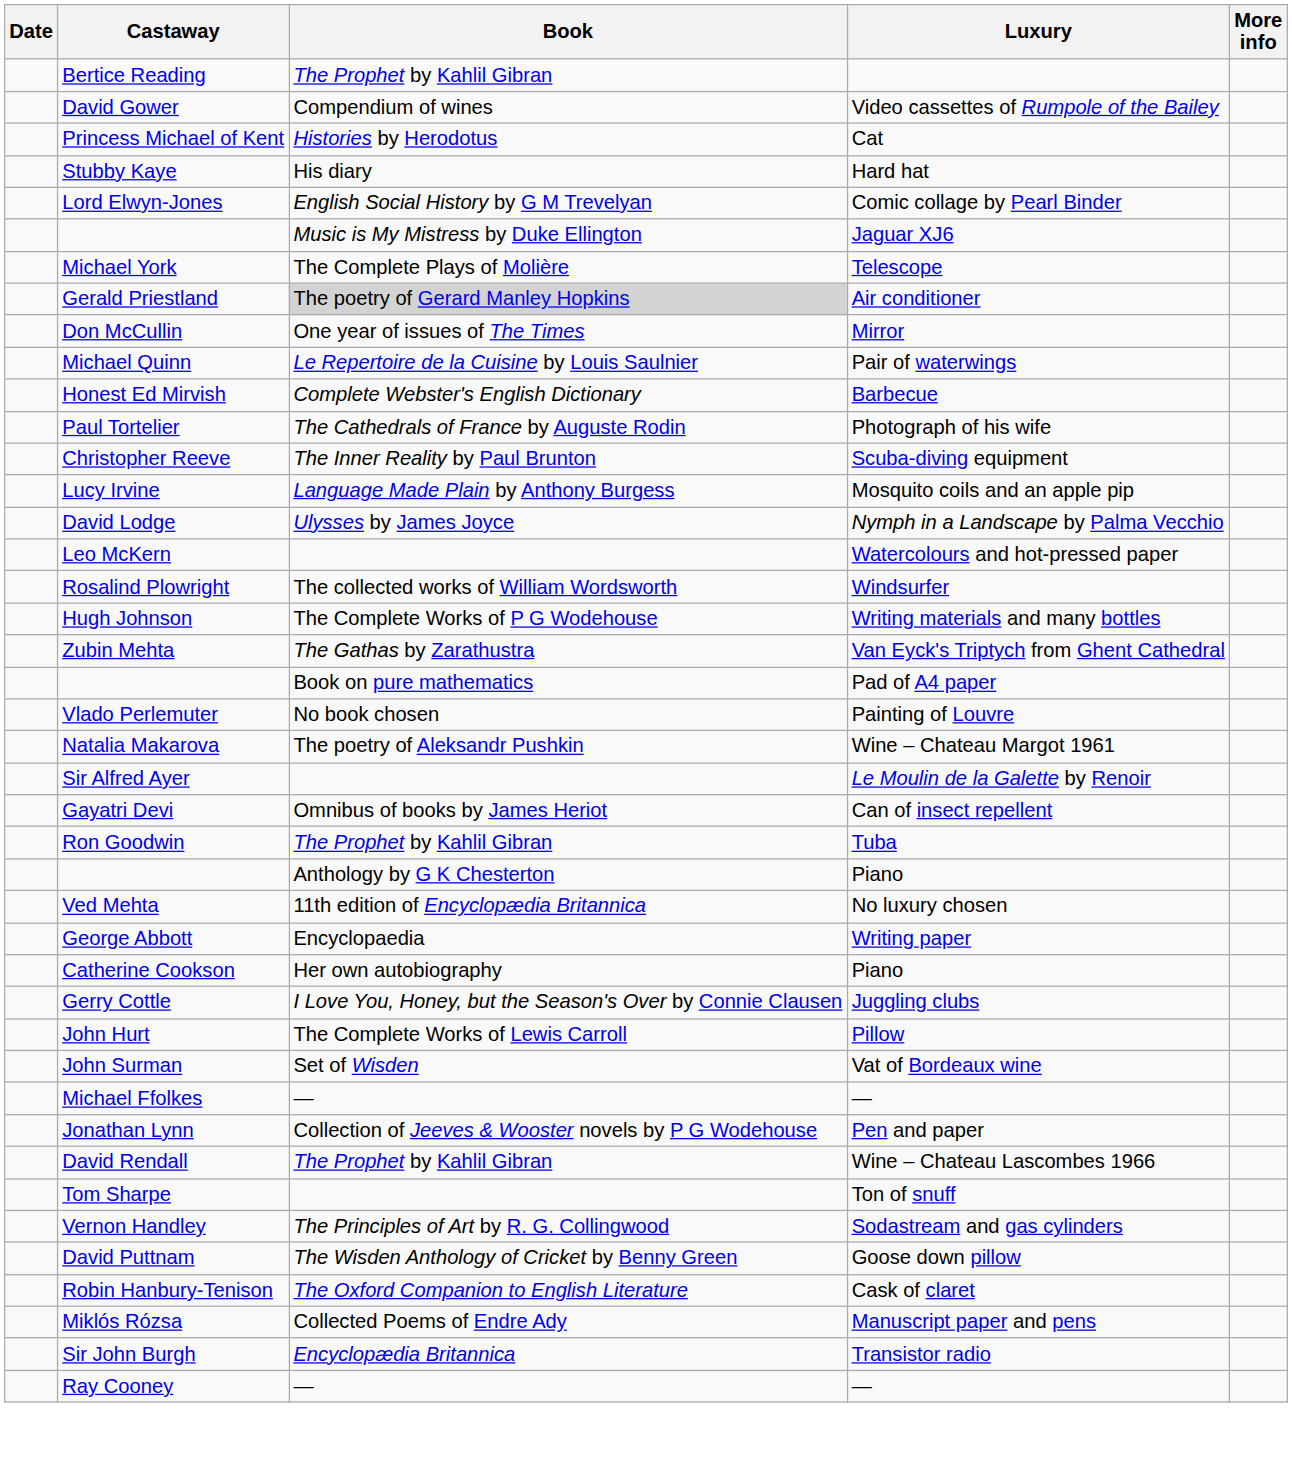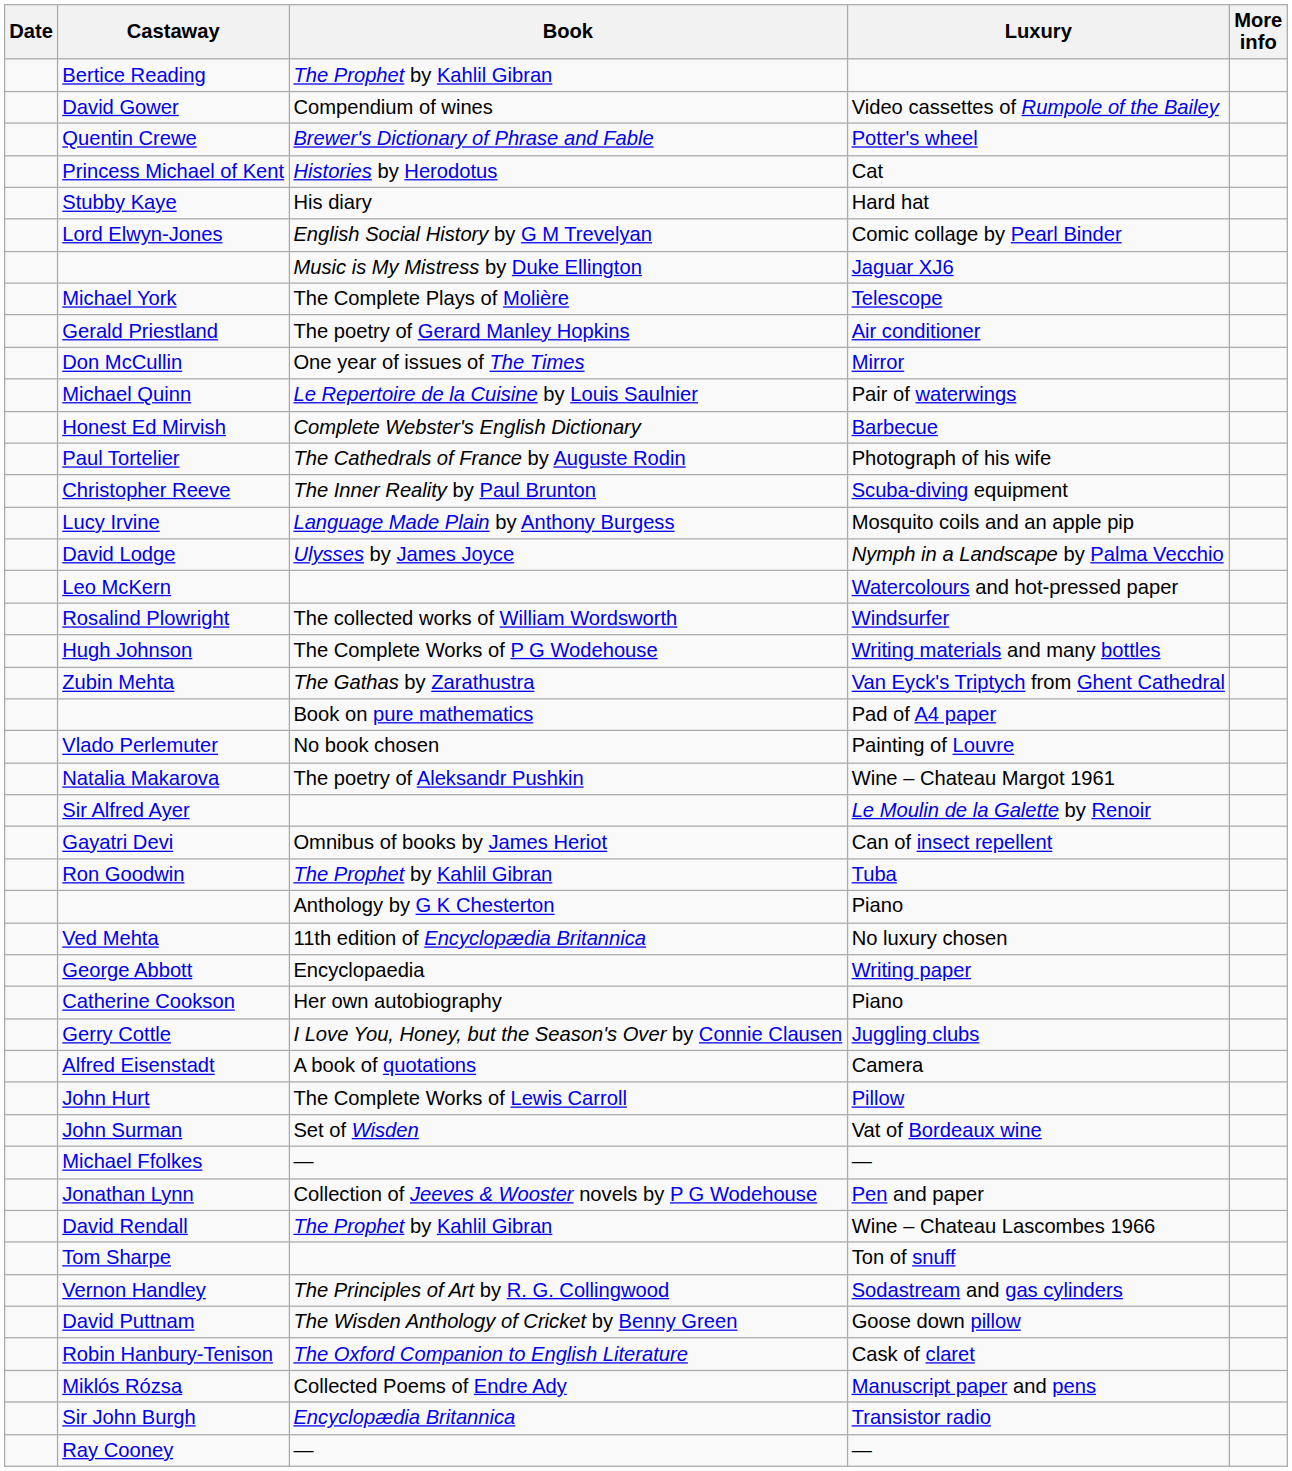+ row: (130, 139)
(462, 298) lightgrey background -> (462, 330) no background
+ row: (138, 1066)
